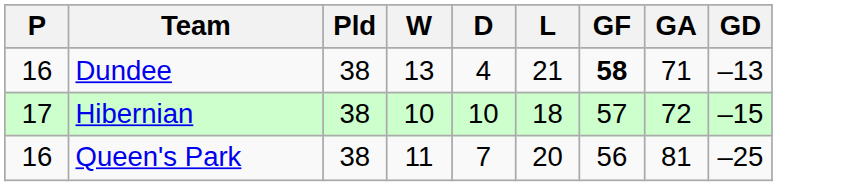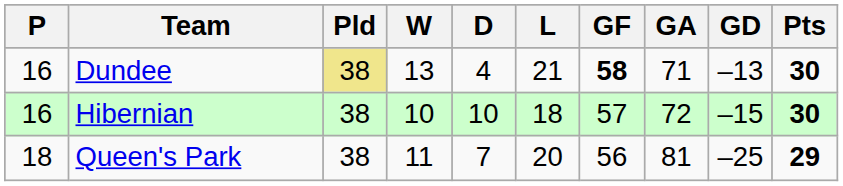+ column: (805, 26)
(355, 69) no background -> (355, 69) khaki background
(37, 113) 17 -> (37, 113) 16
(37, 157) 16 -> (37, 157) 18
